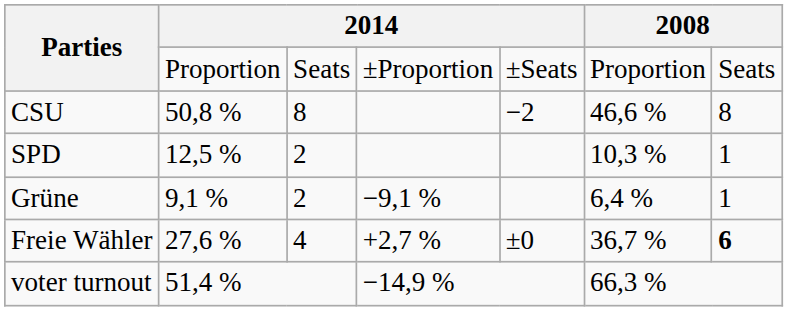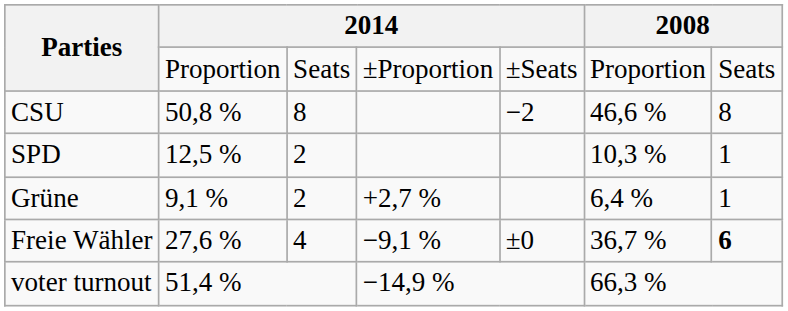(402, 197) −9,1 % -> (402, 197) +2,7 %
(402, 240) +2,7 % -> (402, 240) −9,1 %
